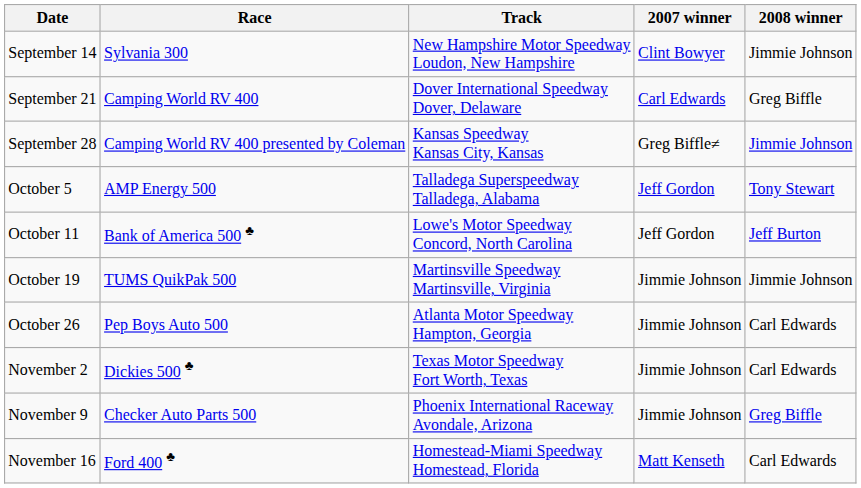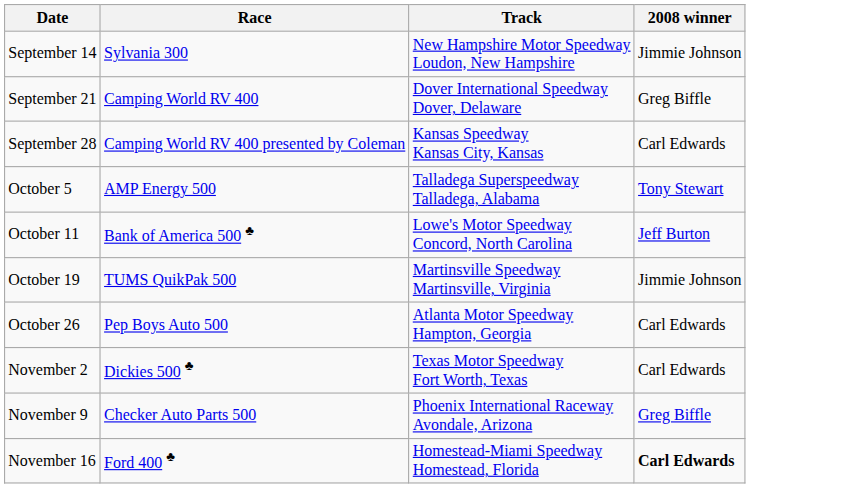- column: (690, 18)
(801, 144) Jimmie Johnson -> (682, 144) Carl Edwards
(793, 460) normal -> (686, 460) bold
